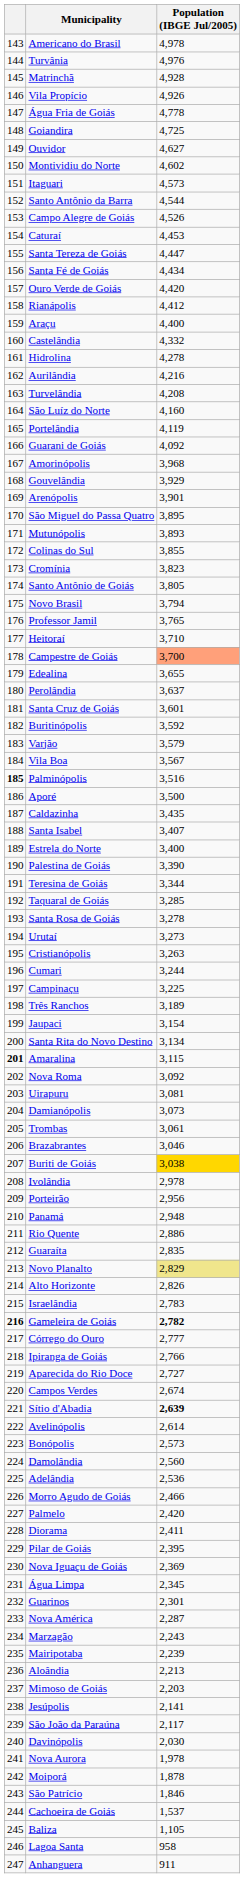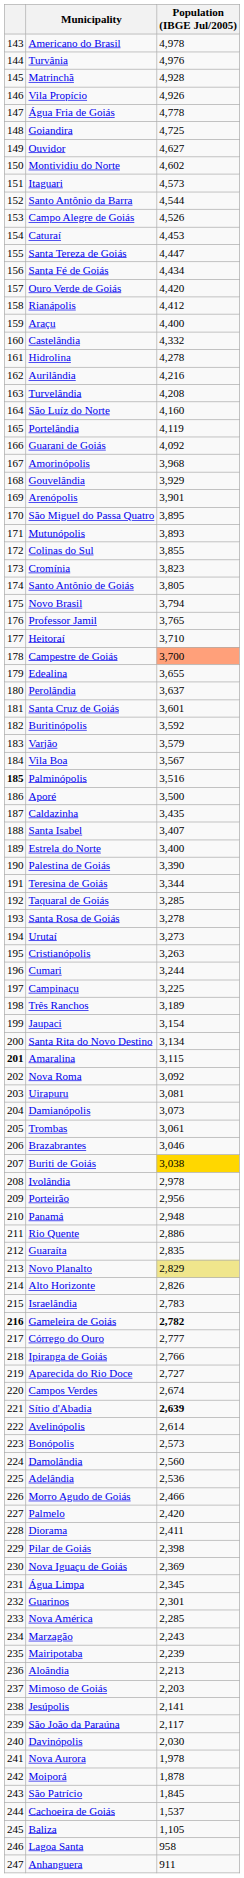(172, 1548) 2,395 -> (172, 1548) 2,398
(172, 1618) 2,287 -> (172, 1618) 2,285
(172, 1794) 1,846 -> (172, 1794) 1,845
